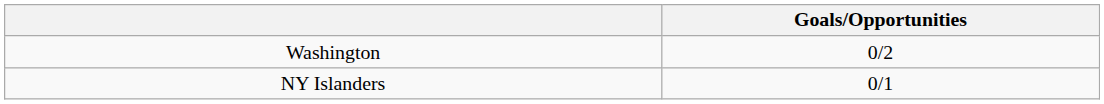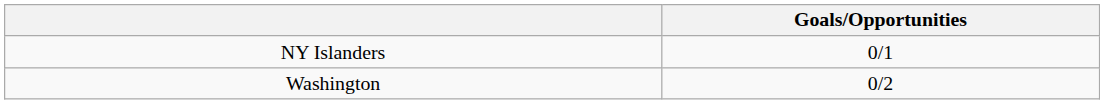rows swapped: (333, 83) <-> (333, 51)
